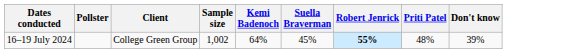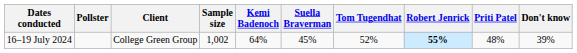+ column: (369, 18)
